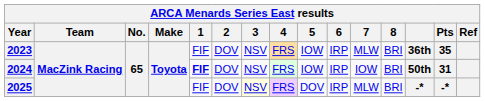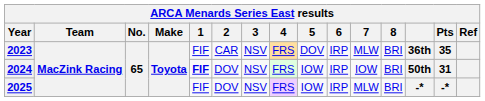(226, 50) DOV -> (226, 50) CAR
(312, 50) IOW -> (312, 50) DOV
(255, 87) lightyellow background -> (255, 87) no background
(312, 87) DOV -> (312, 87) IOW
